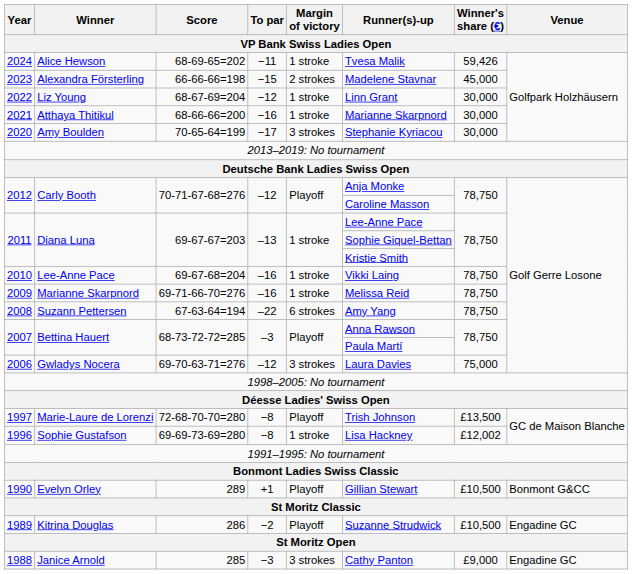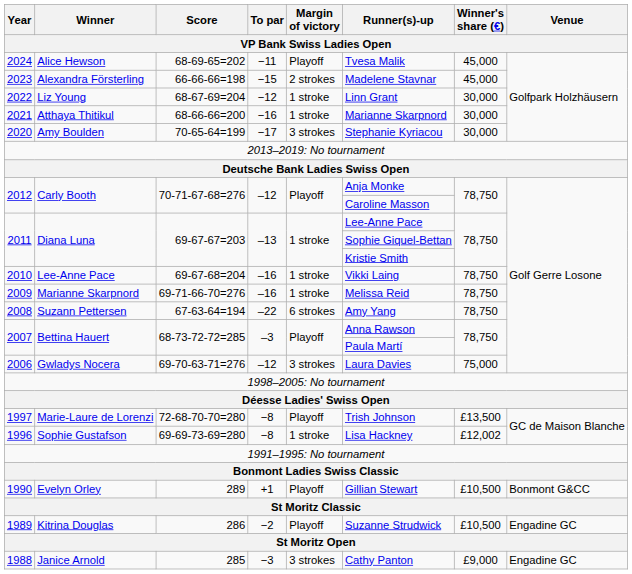(309, 62) 1 stroke -> (306, 62) Playoff
(481, 62) 59,426 -> (481, 62) 45,000
